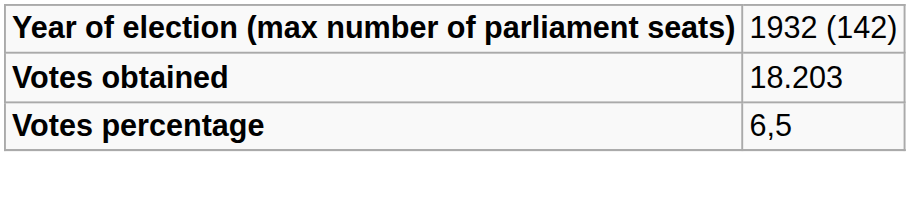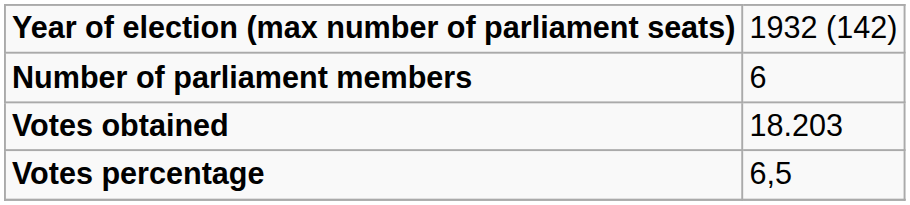+ row: (242, 77)
